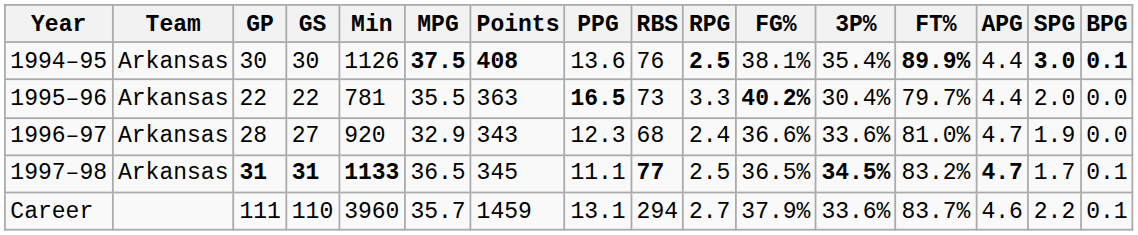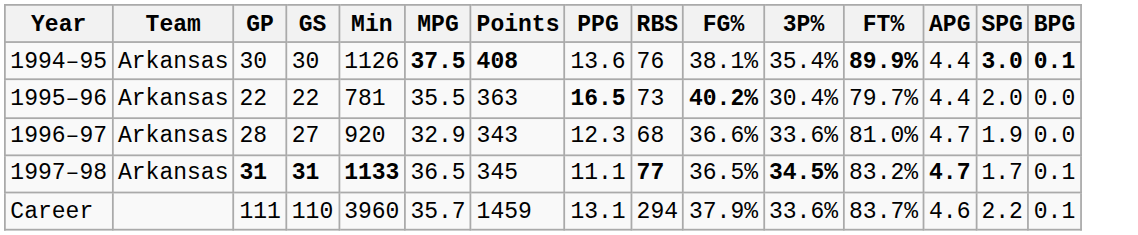- column: (710, 24)
